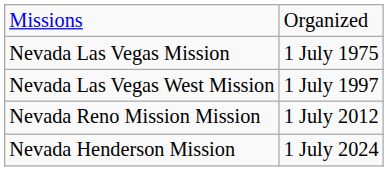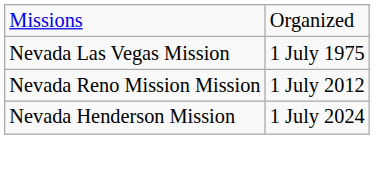- row: (142, 85)
